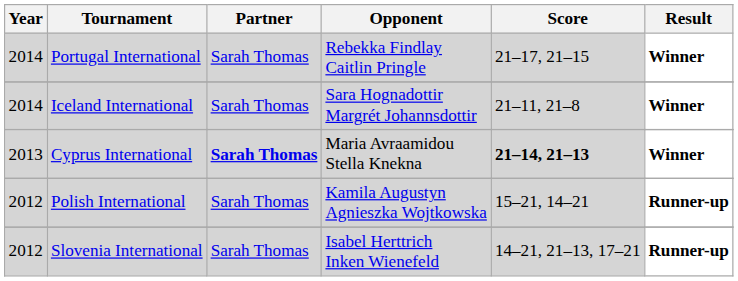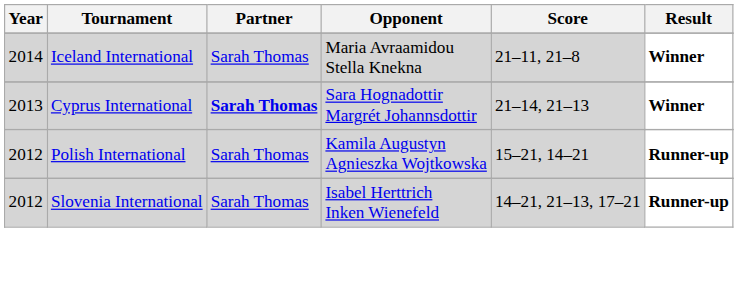- row: (126, 57)
(401, 105) Sara Hognadottir Margrét Johannsdottir -> (390, 57) Maria Avraamidou Stella Knekna
(390, 154) Maria Avraamidou Stella Knekna -> (401, 105) Sara Hognadottir Margrét Johannsdottir
(542, 154) bold -> (542, 105) normal
